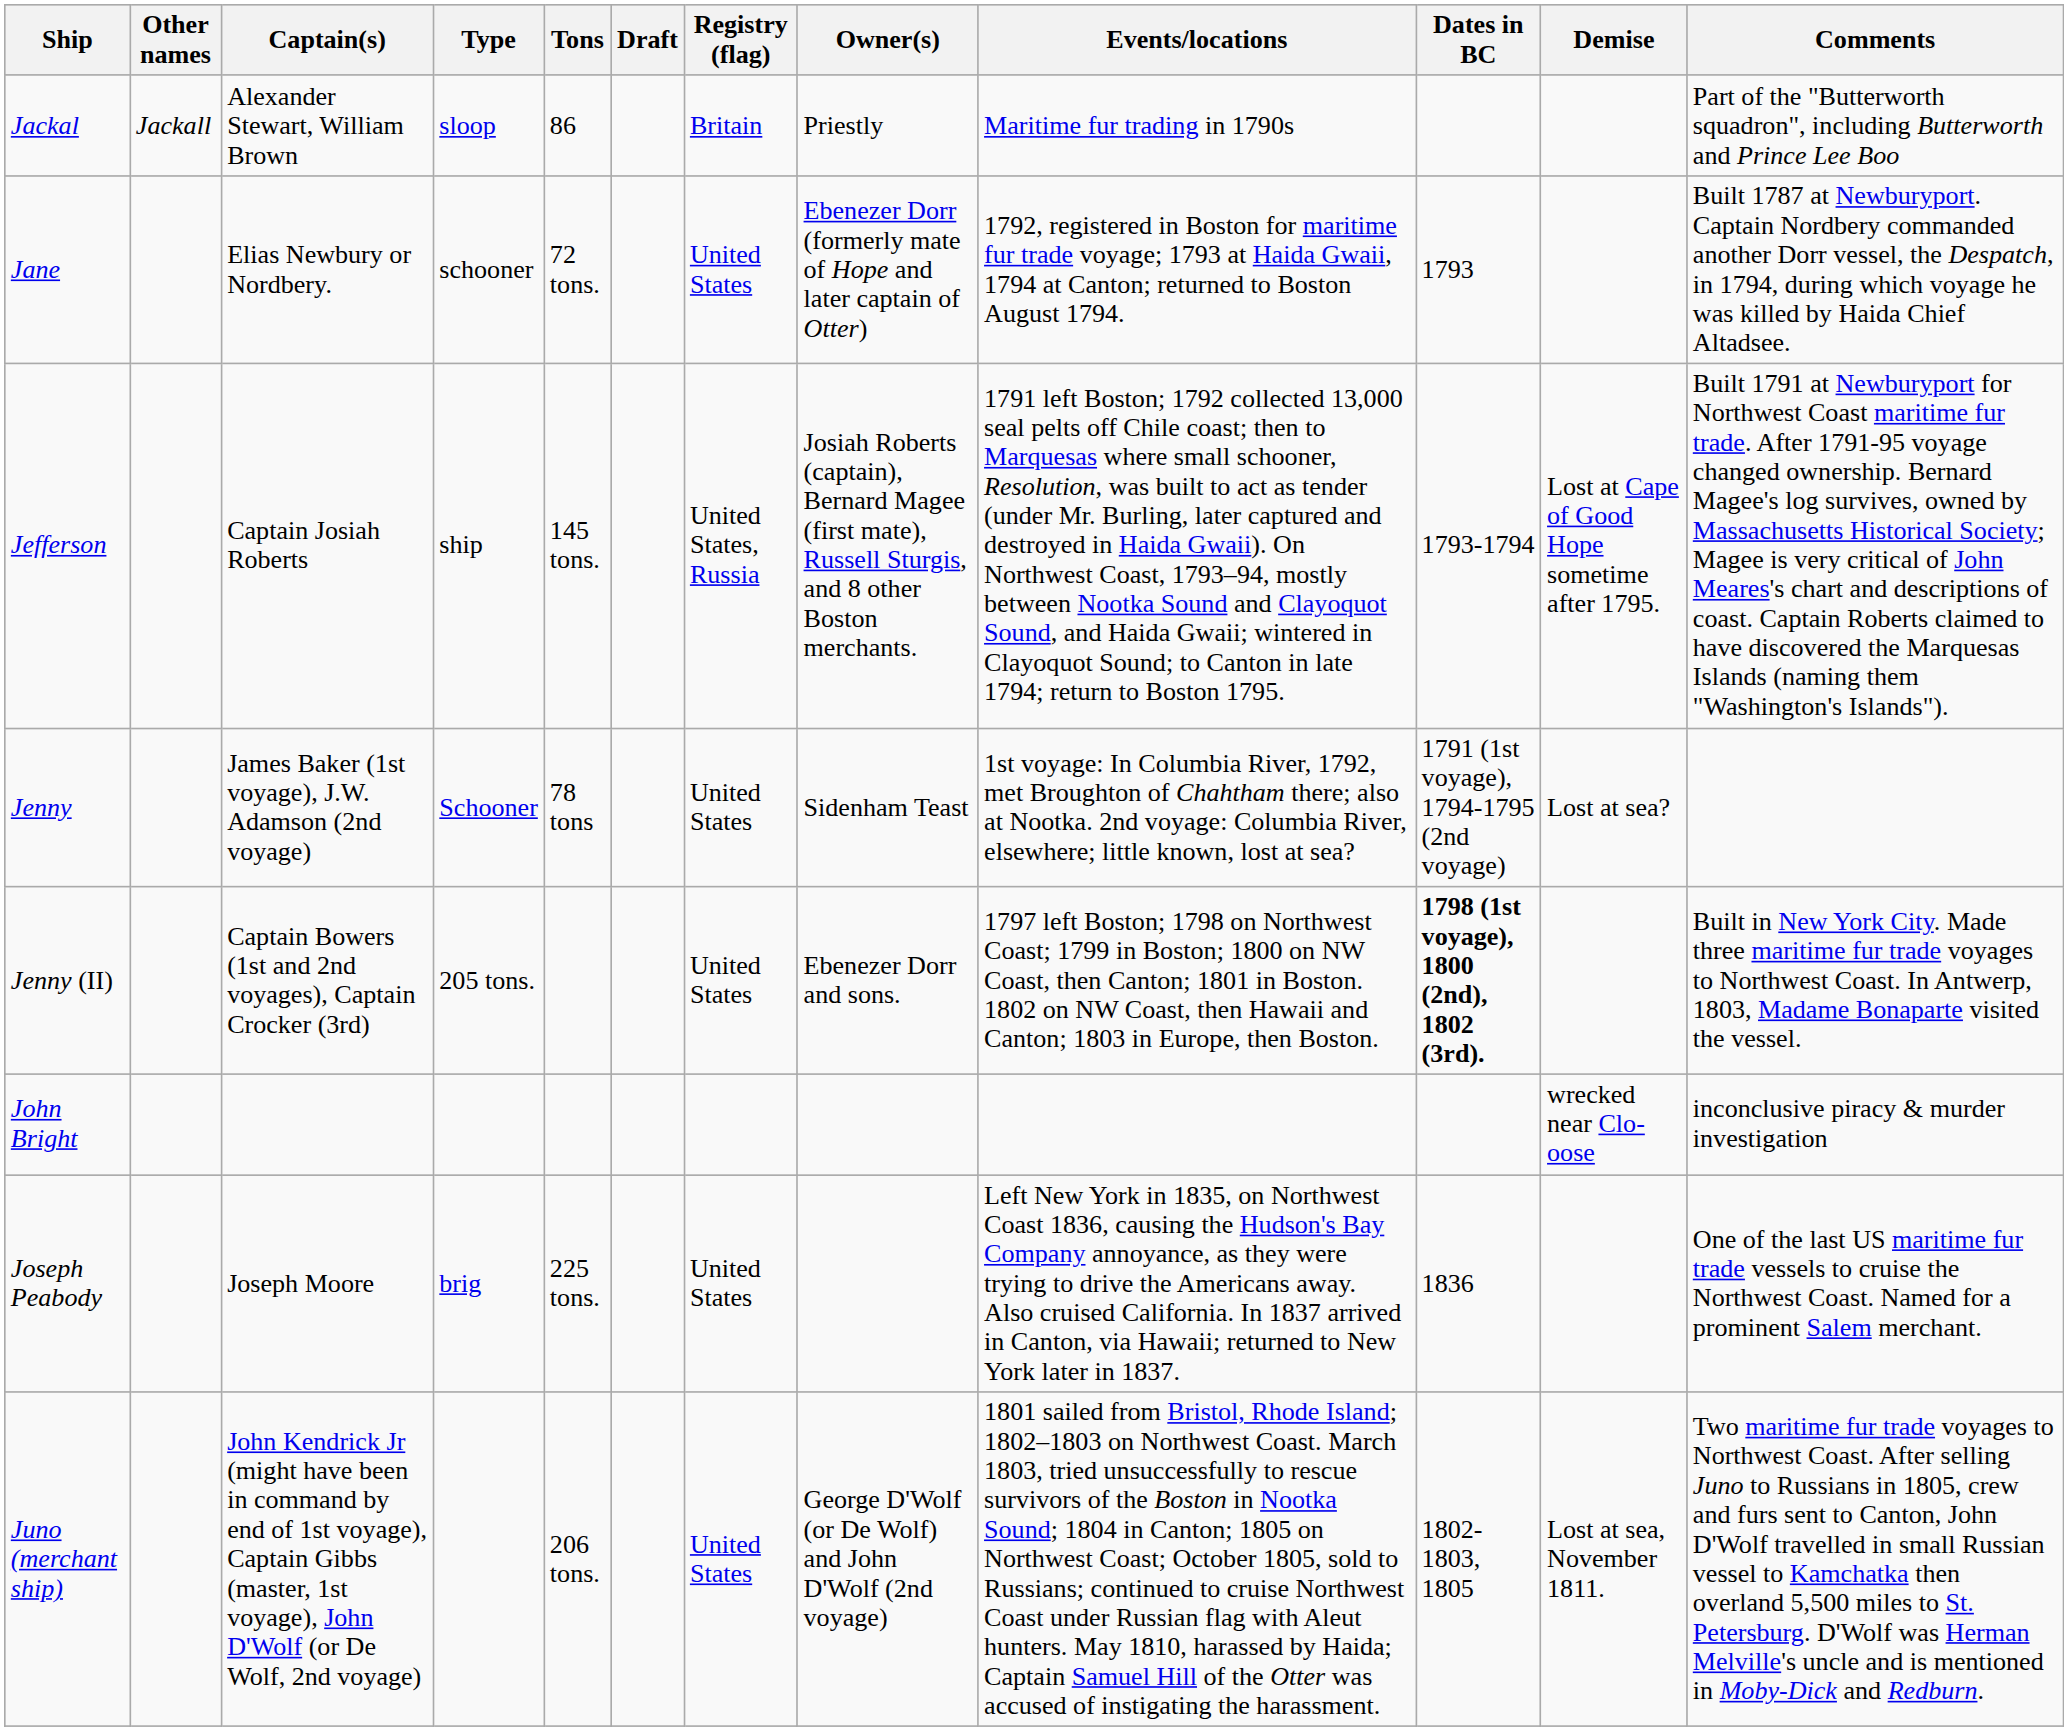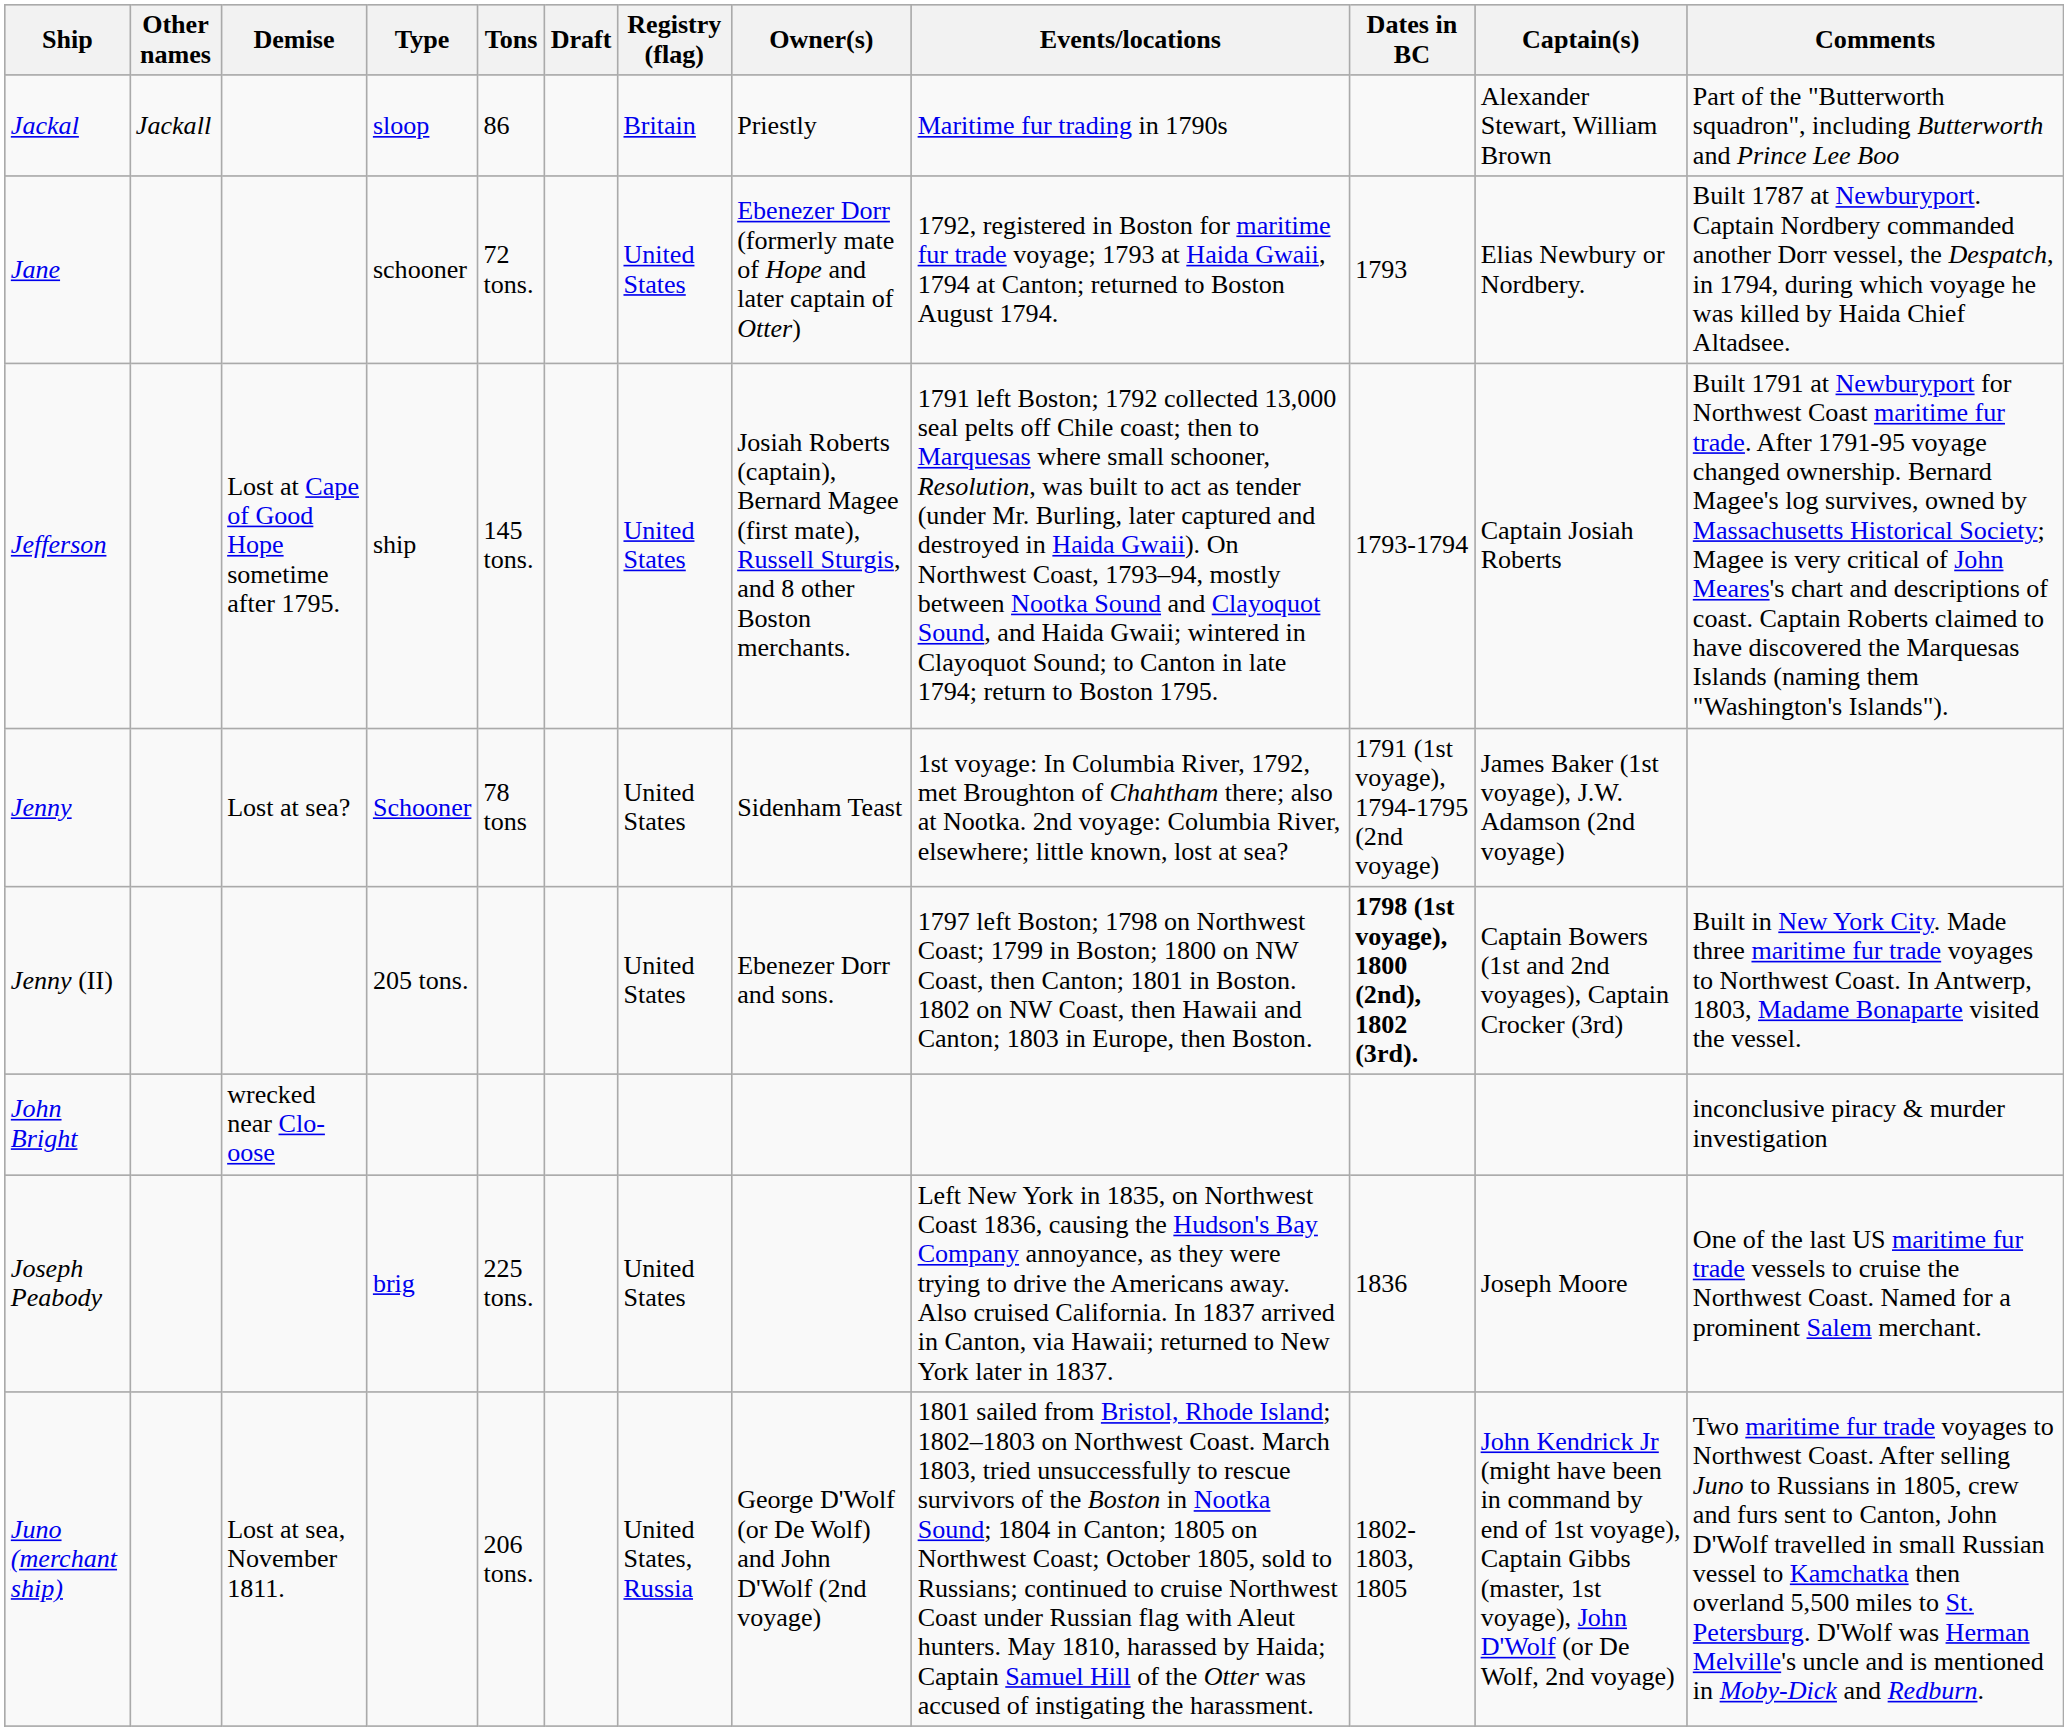columns swapped: (327, 39) <-> (1614, 39)
(725, 545) United States, Russia -> (659, 545) United States
(725, 1559) United States -> (659, 1559) United States, Russia
